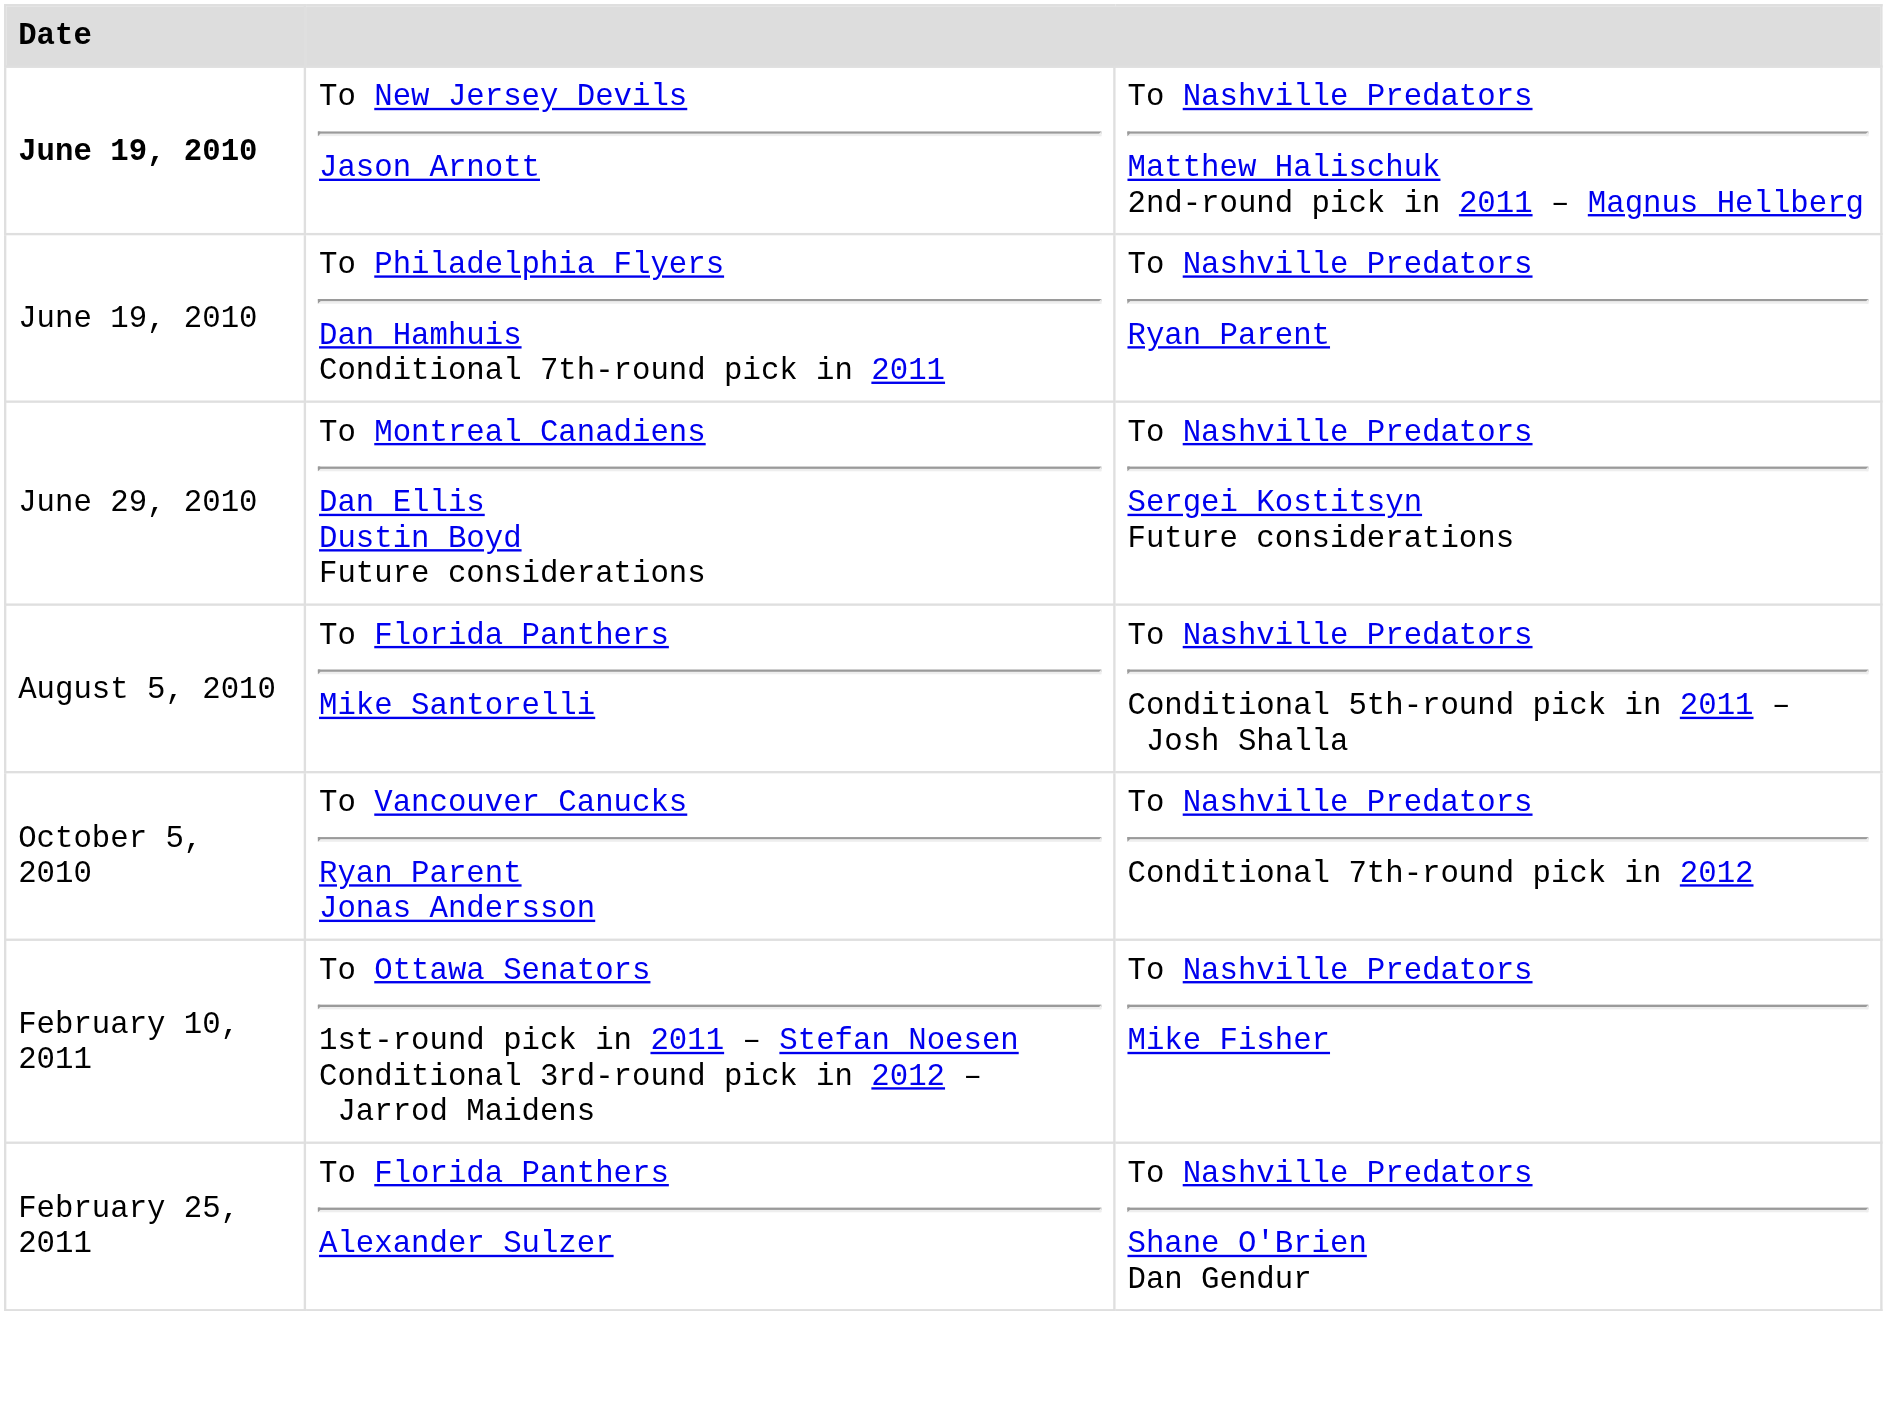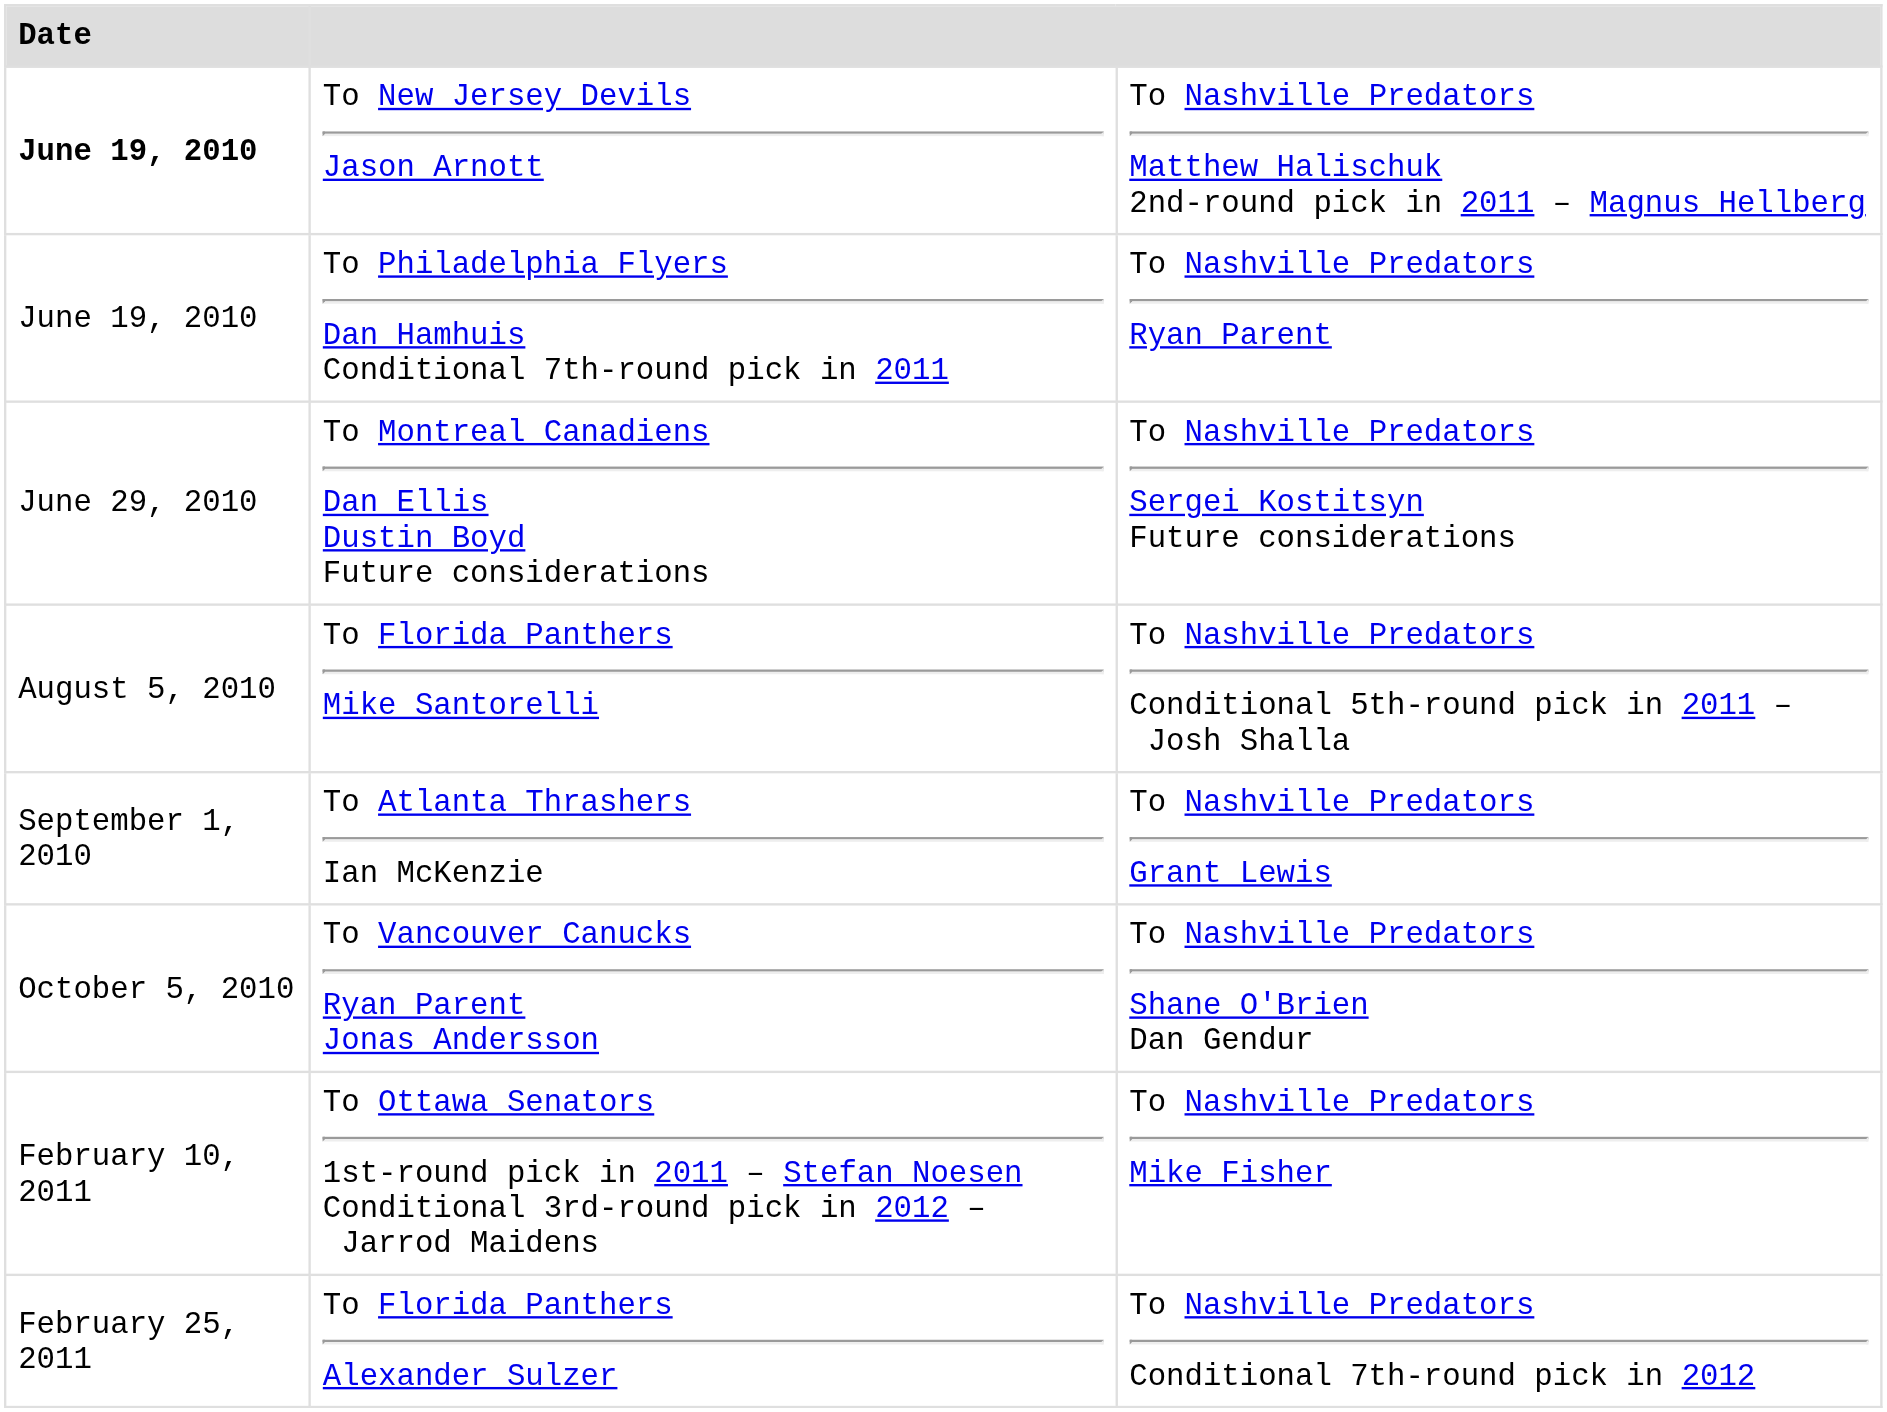+ row: (713, 838)
(1497, 838) To Nashville Predators Conditional 7th-round pick in 2012 -> (1498, 988) To Nashville Predators Shane O'Brien Dan Gendur
(1497, 1226) To Nashville Predators Shane O'Brien Dan Gendur -> (1498, 1341) To Nashville Predators Conditional 7th-round pick in 2012
